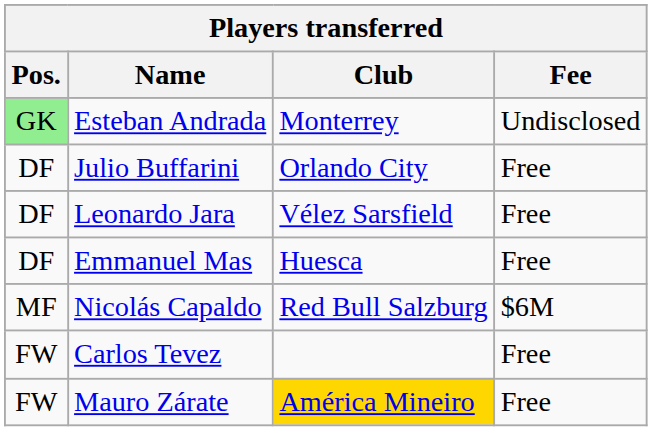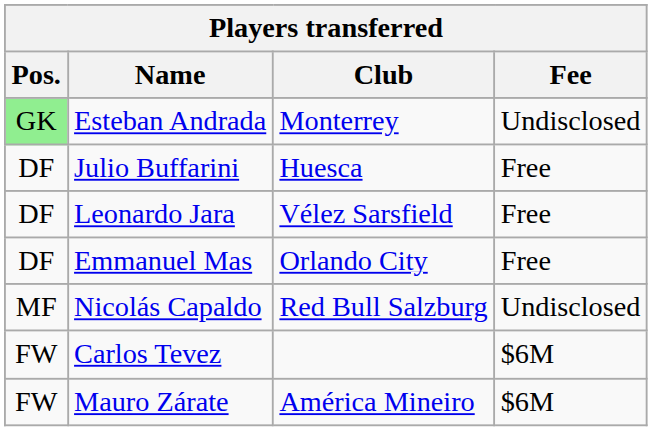(354, 167) Orlando City -> (321, 167) Huesca
(321, 261) Huesca -> (354, 261) Orlando City
(527, 307) $6M -> (571, 307) Undisclosed
(526, 354) Free -> (527, 354) $6M
(377, 400) gold background -> (377, 400) no background
(526, 400) Free -> (527, 400) $6M
